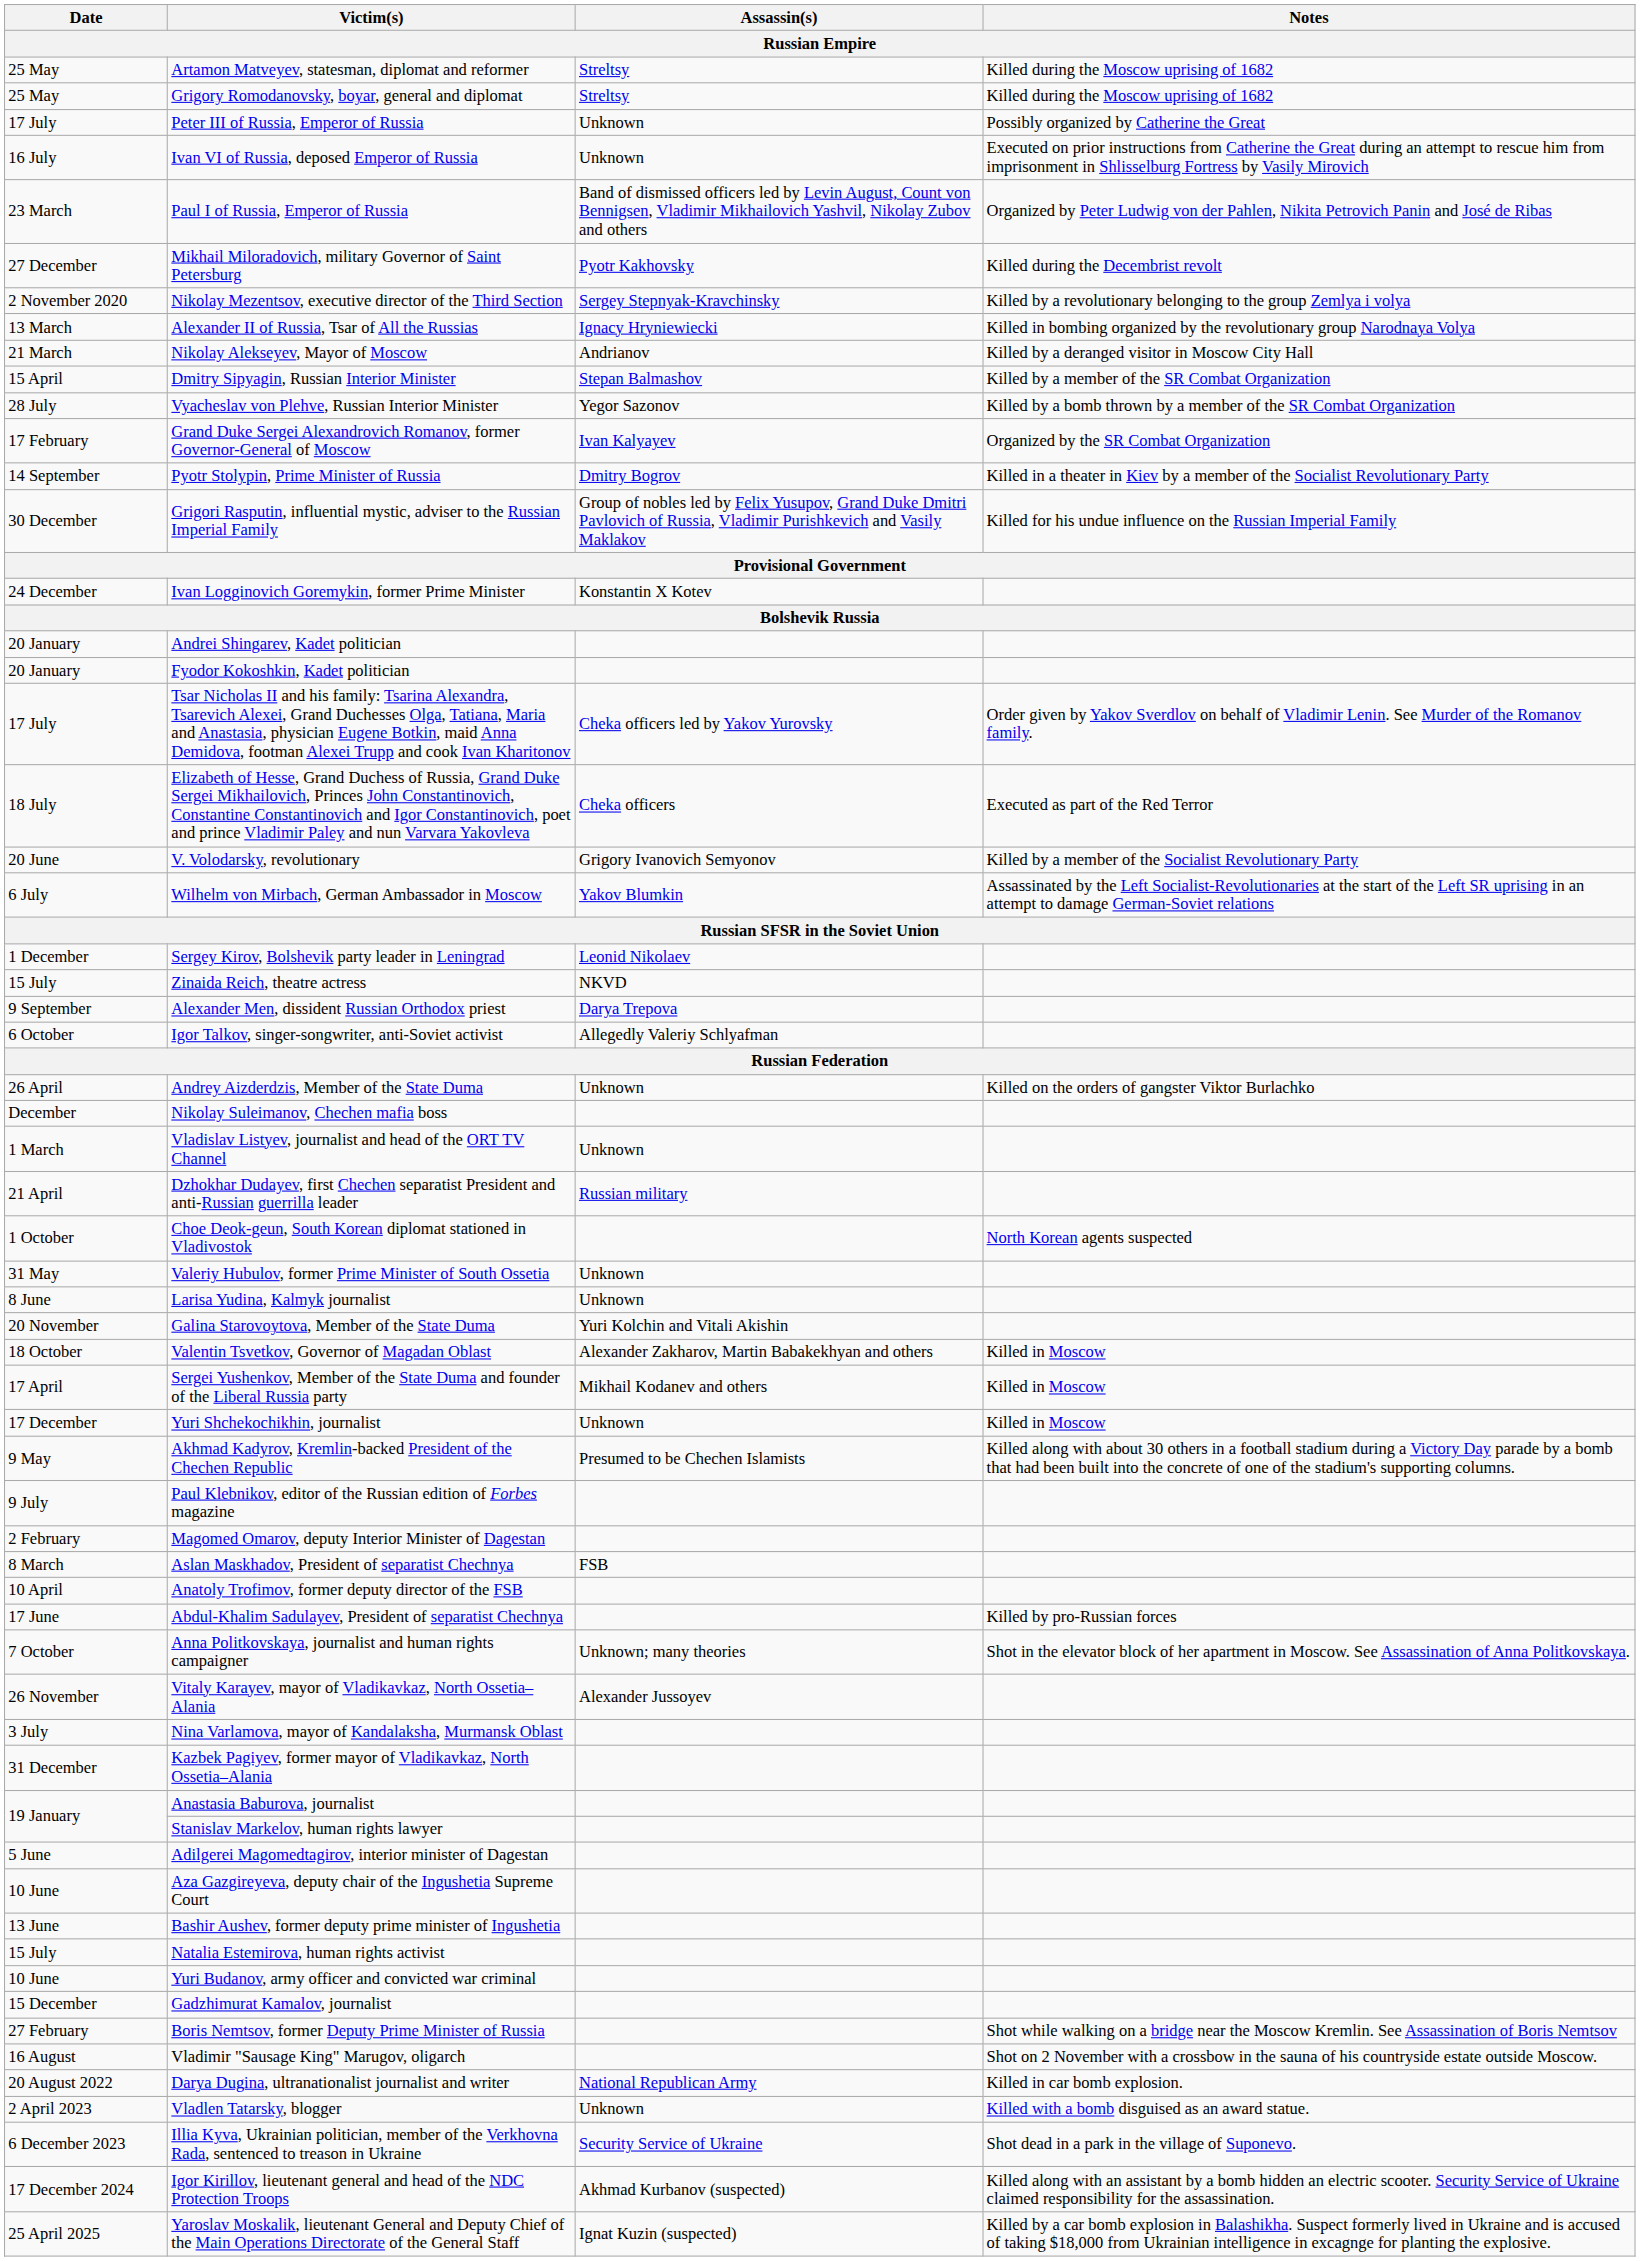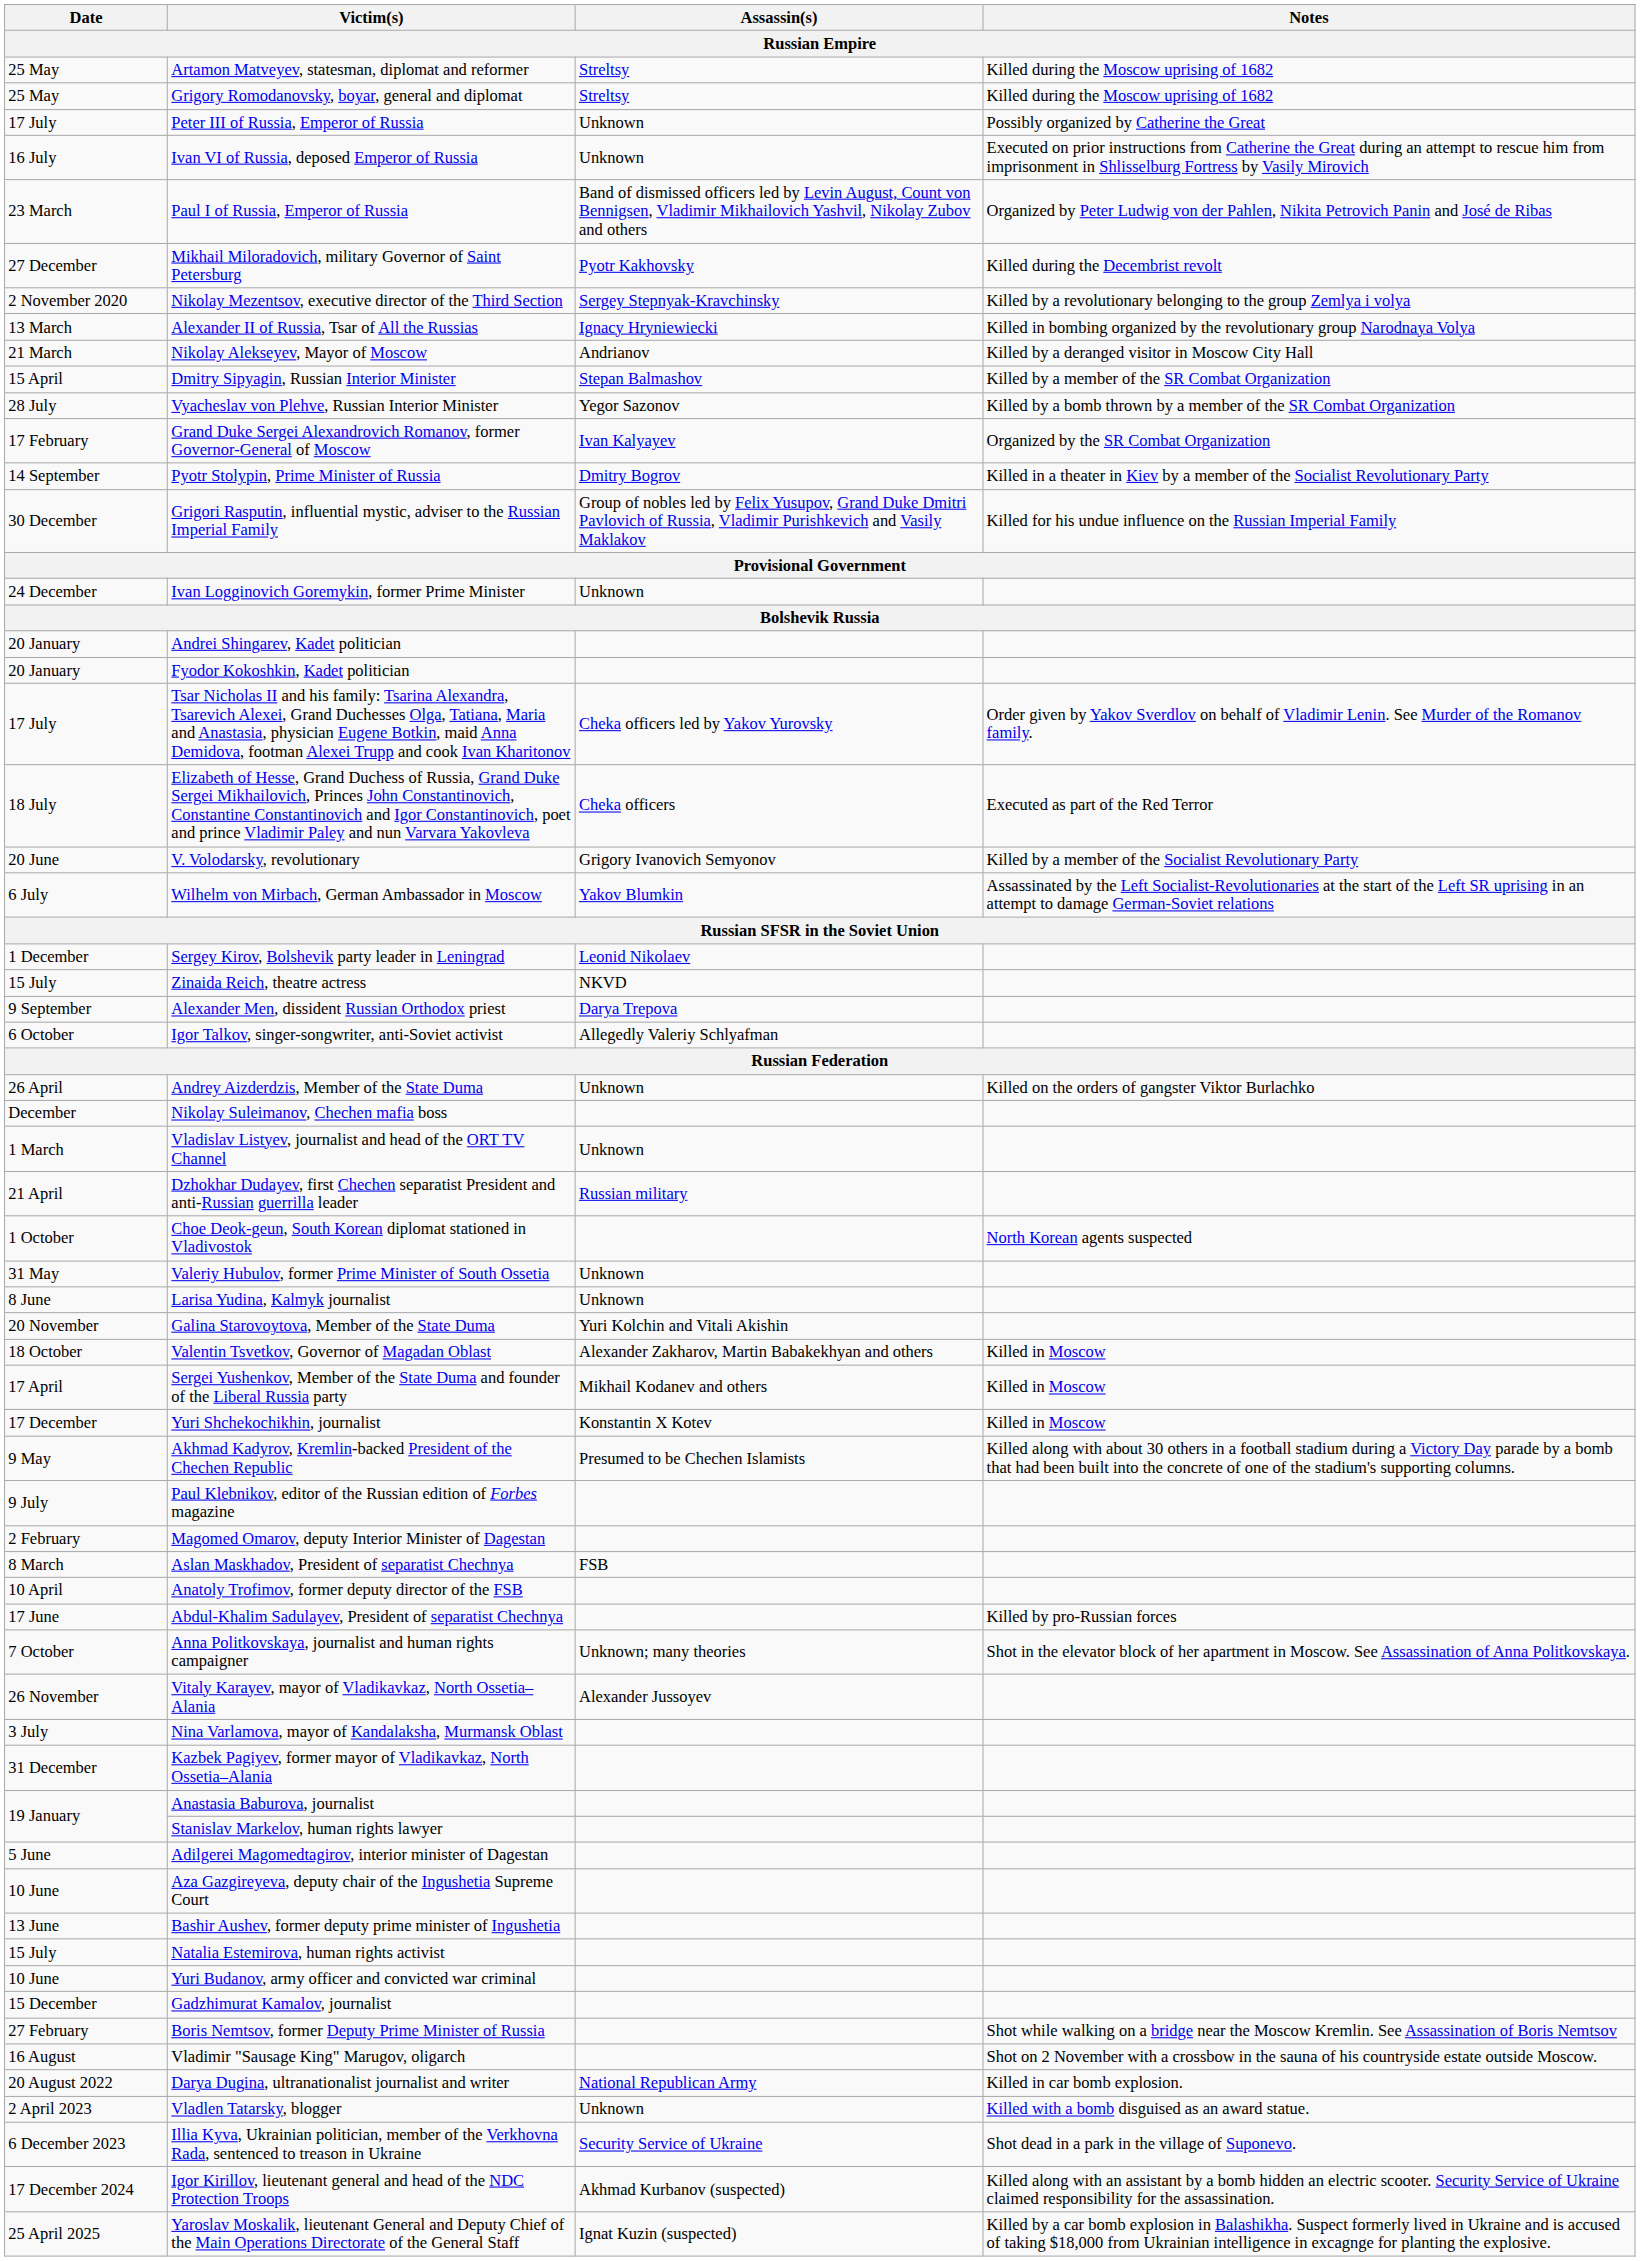(645, 591) Konstantin X Kotev -> (611, 591) Unknown
(611, 1422) Unknown -> (645, 1422) Konstantin X Kotev
